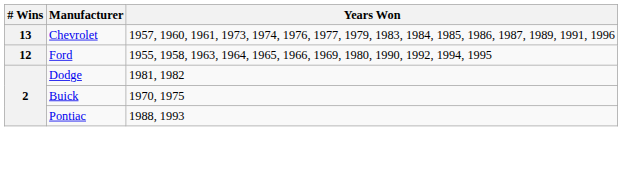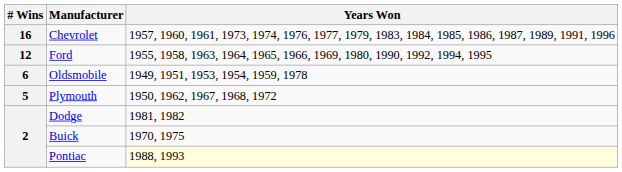(25, 35) 13 -> (25, 35) 16
+ row: (78, 75)
+ row: (73, 96)
(157, 116) no background -> (157, 156) lightyellow background
